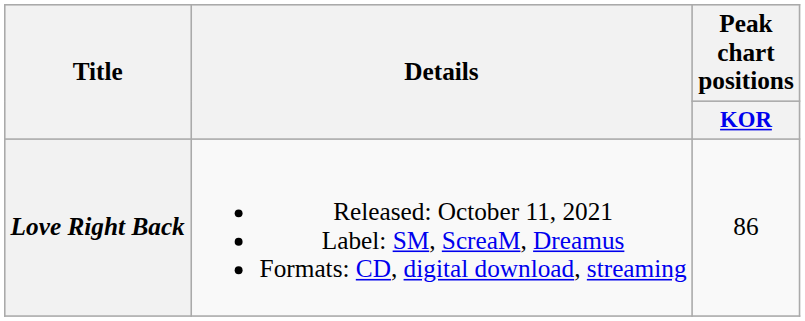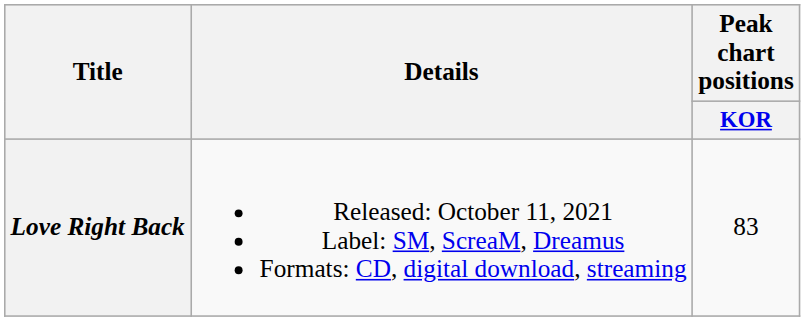(746, 226) 86 -> (746, 226) 83
